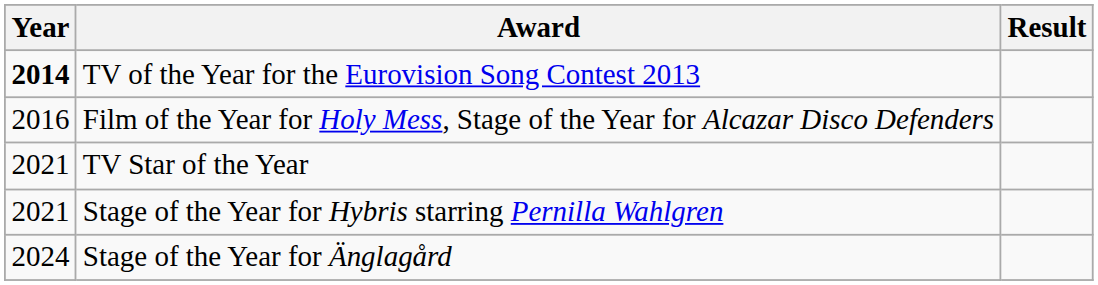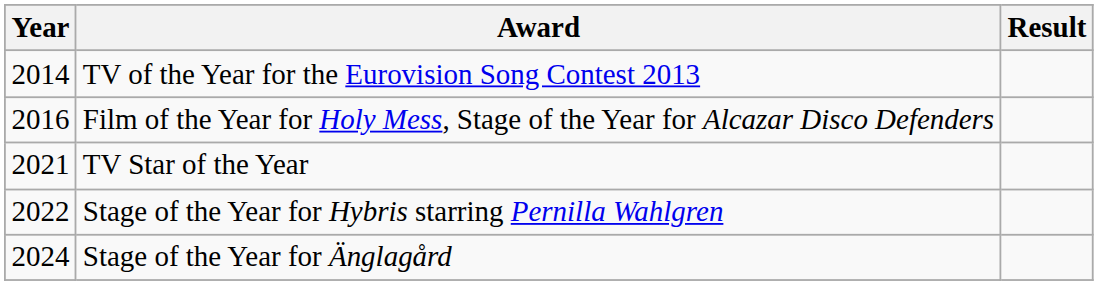(41, 73) bold -> (41, 73) normal
(41, 211) 2021 -> (41, 211) 2022
